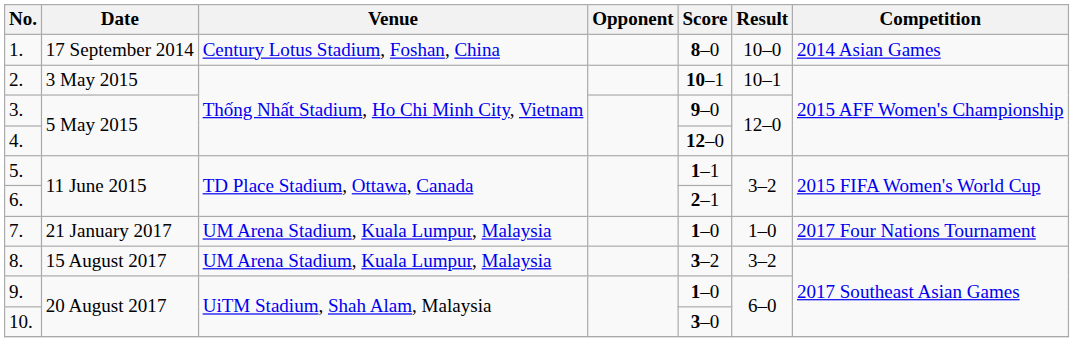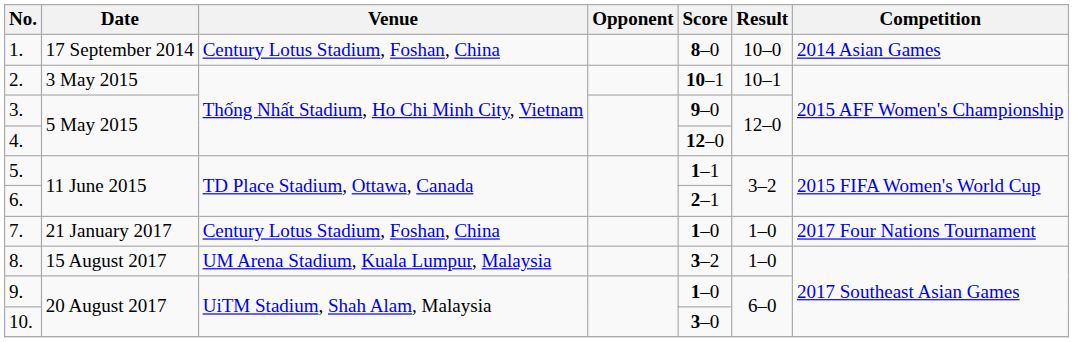(377, 230) UM Arena Stadium, Kuala Lumpur, Malaysia -> (351, 230) Century Lotus Stadium, Foshan, China
(762, 261) 3–2 -> (762, 261) 1–0
